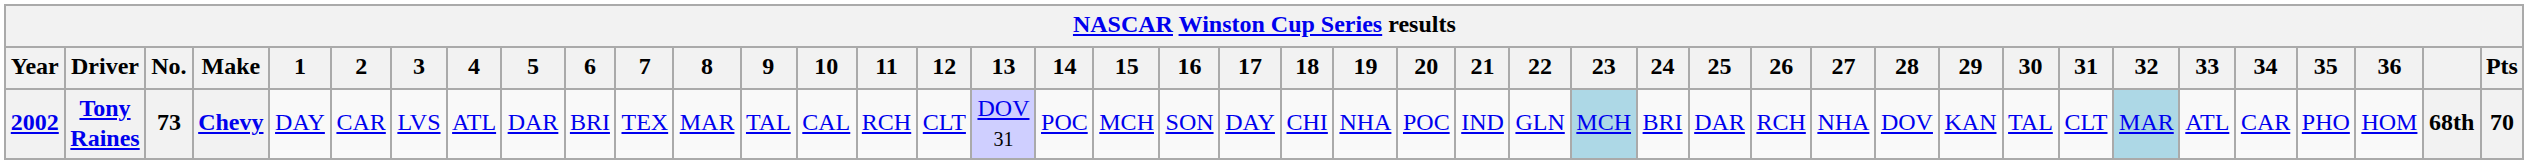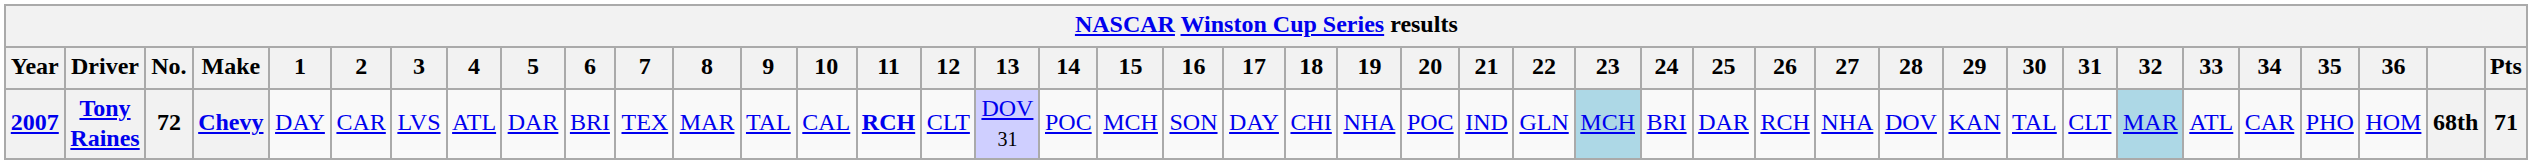(35, 123) 2002 -> (35, 123) 2007
(169, 123) 73 -> (169, 123) 72
(887, 123) normal -> (889, 123) bold
(2502, 123) 70 -> (2506, 123) 71
